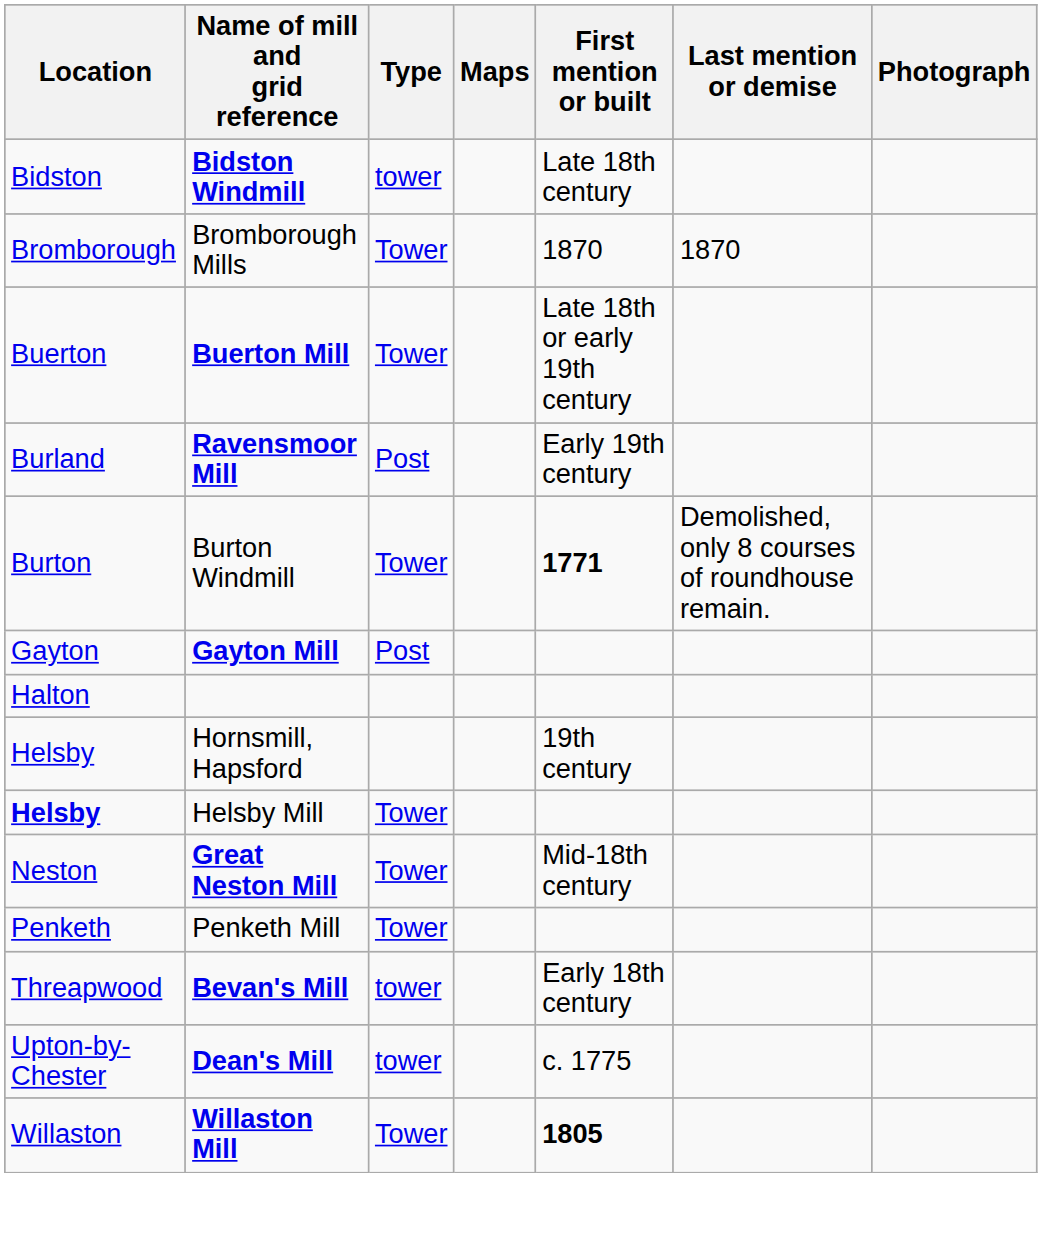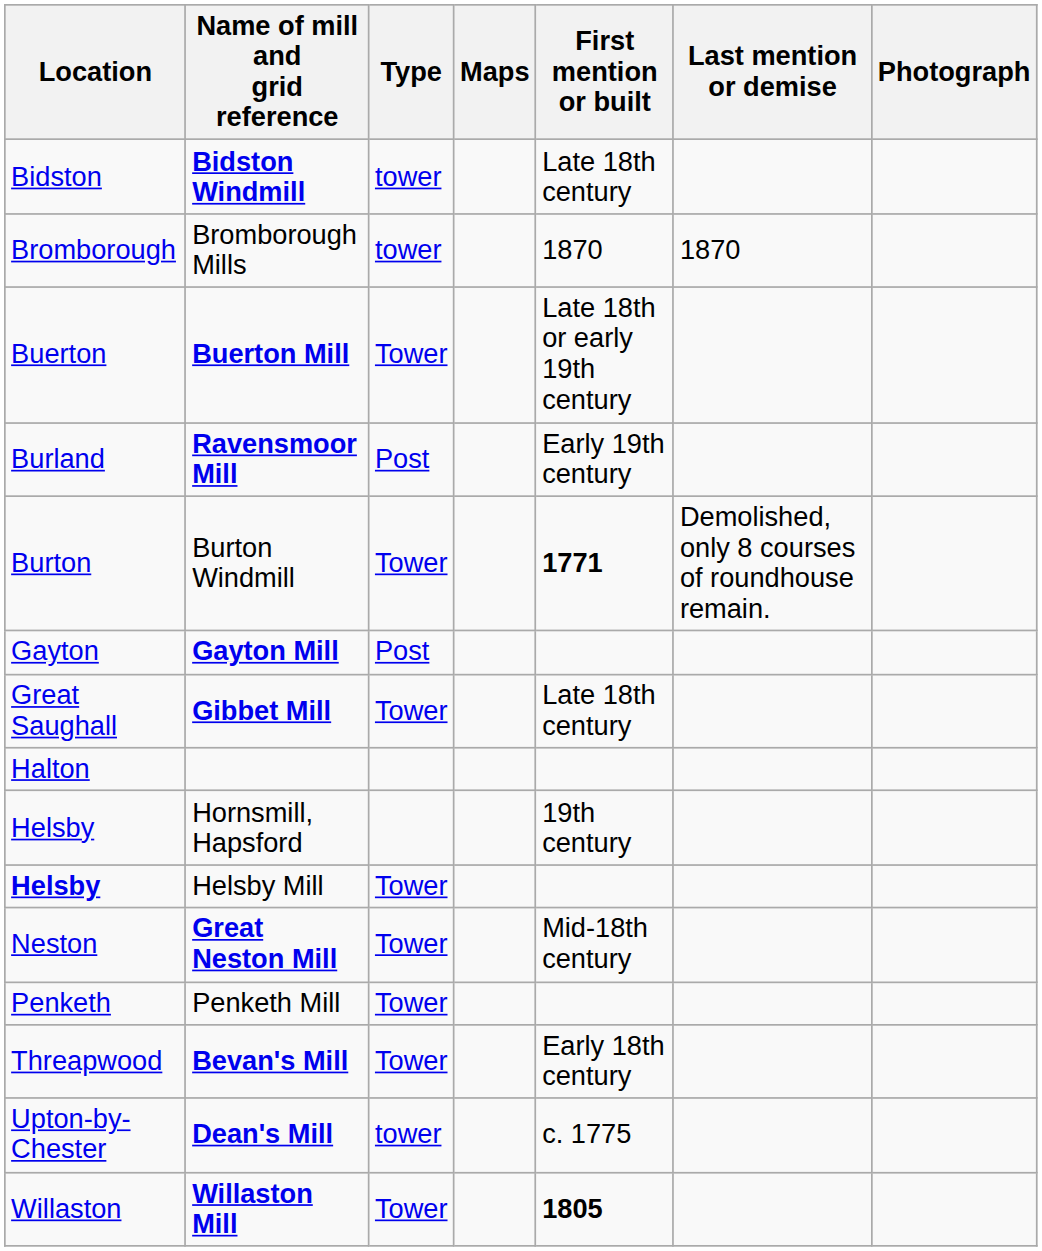(411, 250) Tower -> (408, 250) tower
+ row: (262, 710)
(408, 987) tower -> (411, 1061) Tower
